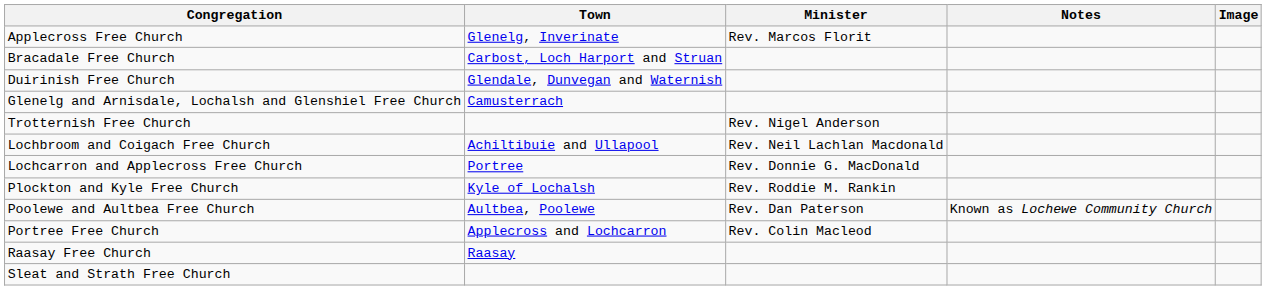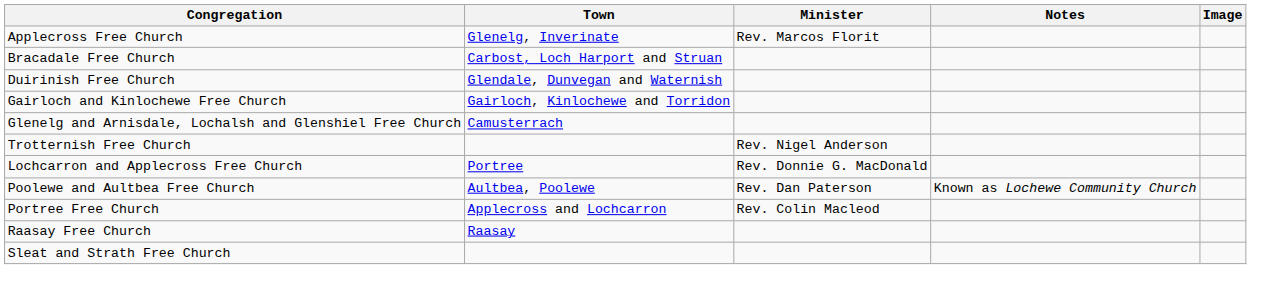+ row: (147, 102)
- row: (139, 145)
- row: (123, 188)
